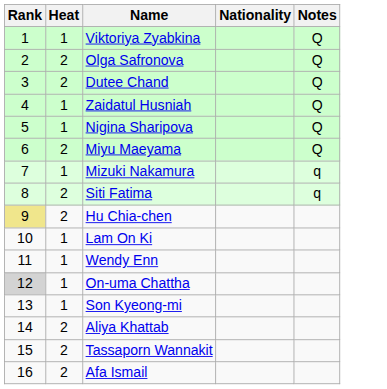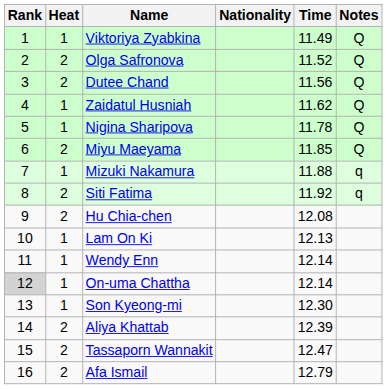+ column: (315, 15)
(25, 216) khaki background -> (25, 216) no background
